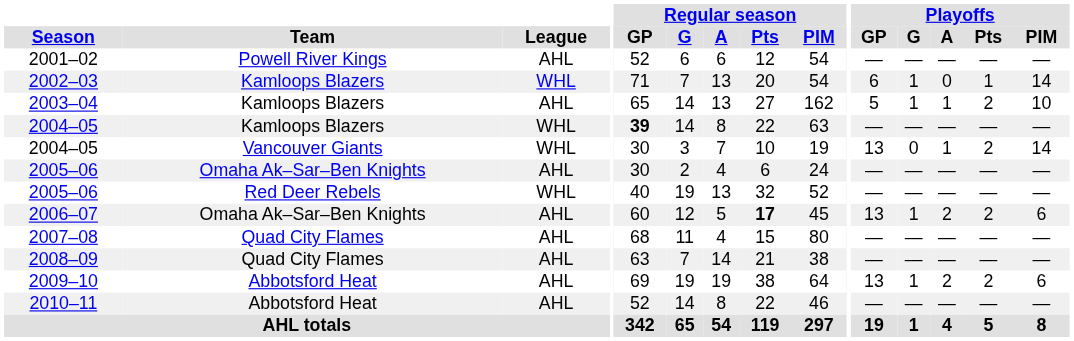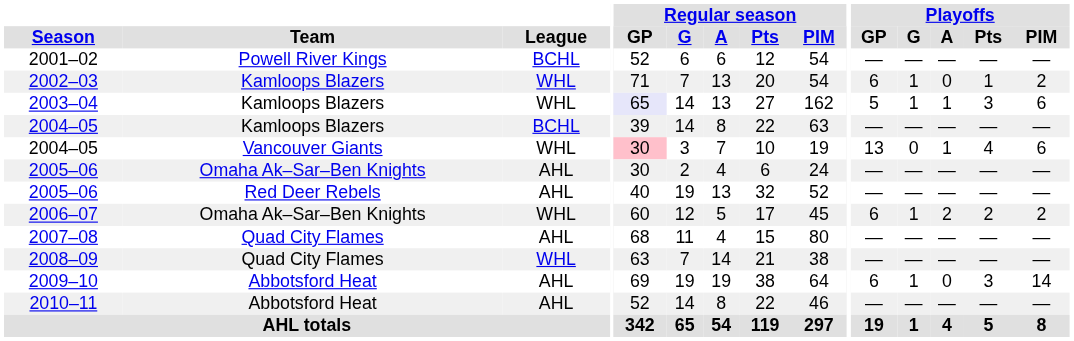(556, 59) AHL -> (556, 59) BCHL
(1041, 81) 14 -> (1041, 81) 2
(556, 103) AHL -> (556, 103) WHL
(640, 103) no background -> (640, 103) lavender background
(988, 103) 2 -> (988, 103) 3
(1041, 103) 10 -> (1041, 103) 6
(556, 126) WHL -> (556, 126) BCHL
(640, 126) bold -> (640, 126) normal
(640, 148) no background -> (640, 148) pink background
(988, 148) 2 -> (988, 148) 4
(1041, 148) 14 -> (1041, 148) 6
(556, 192) WHL -> (556, 192) AHL
(556, 214) AHL -> (556, 214) WHL
(765, 214) bold -> (765, 214) normal
(874, 214) 13 -> (874, 214) 6
(1041, 214) 6 -> (1041, 214) 2
(556, 259) AHL -> (556, 259) WHL
(874, 281) 13 -> (874, 281) 6
(947, 281) 2 -> (947, 281) 0
(988, 281) 2 -> (988, 281) 3
(1041, 281) 6 -> (1041, 281) 14
